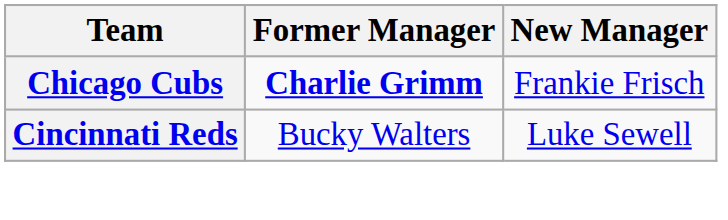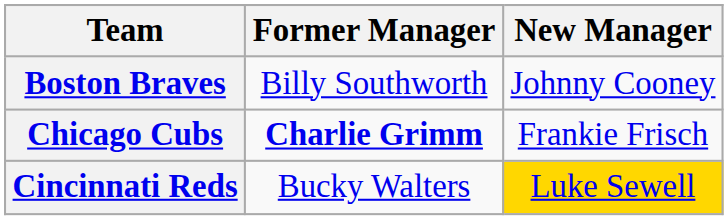+ row: (125, 82)
(609, 134) no background -> (613, 186) gold background
